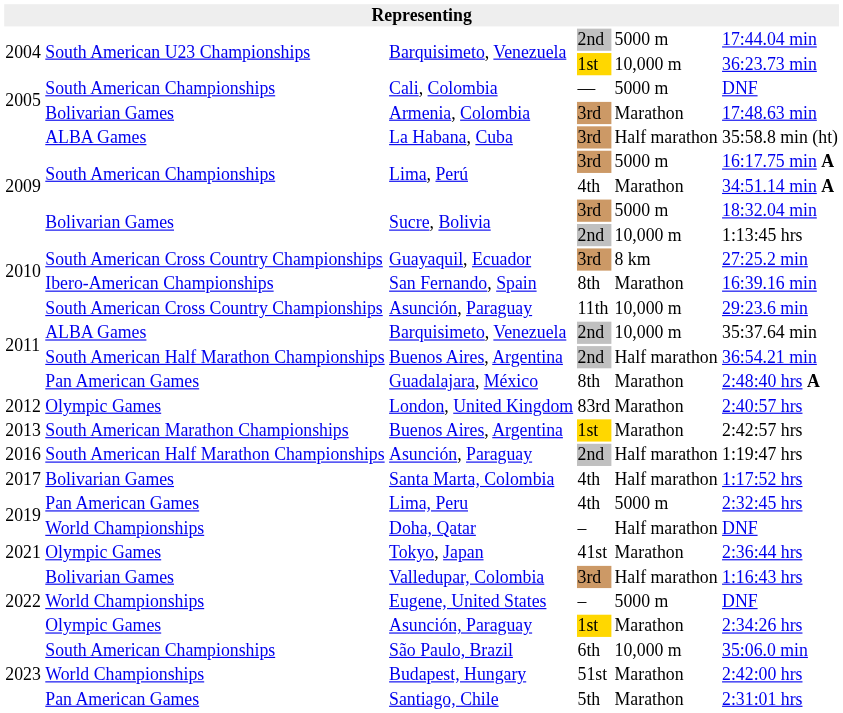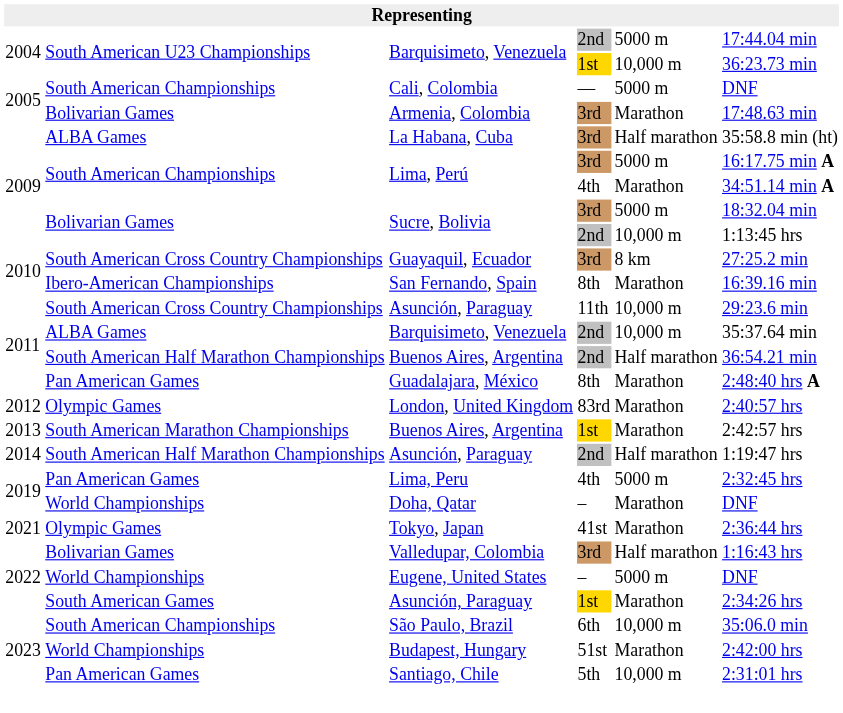(23, 454) 2016 -> (23, 454) 2014
- row: (472, 479)
(666, 528) Half marathon -> (649, 503) Marathon
(103, 625) Olympic Games -> (130, 601) South American Games
(649, 699) Marathon -> (648, 674) 10,000 m
